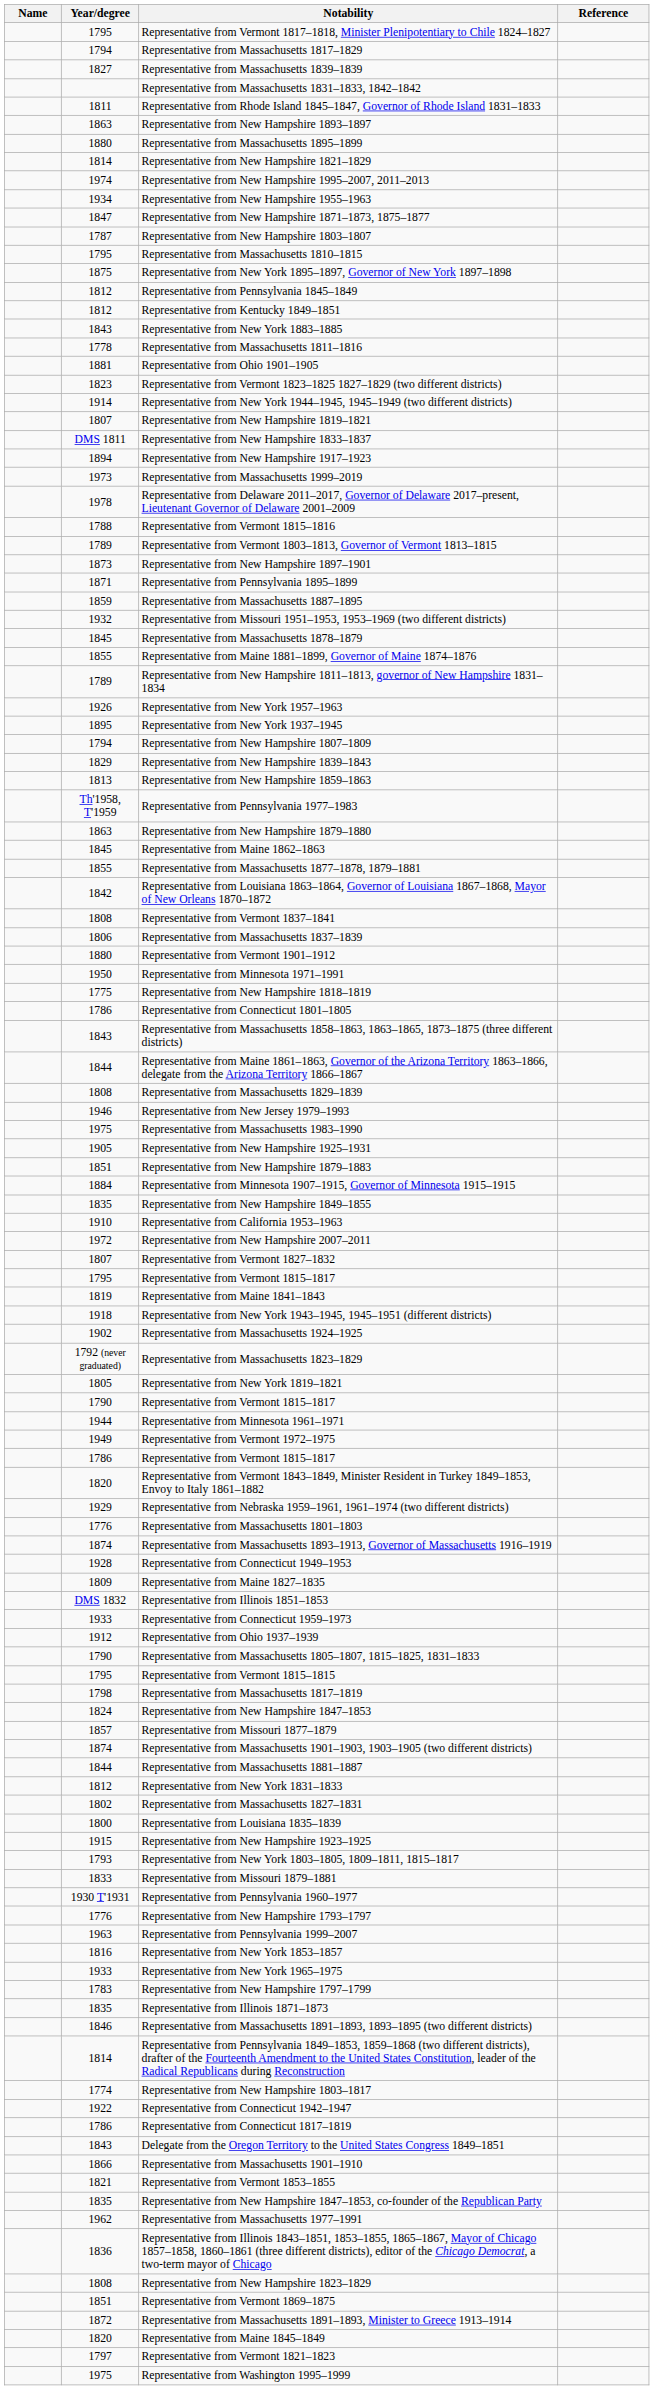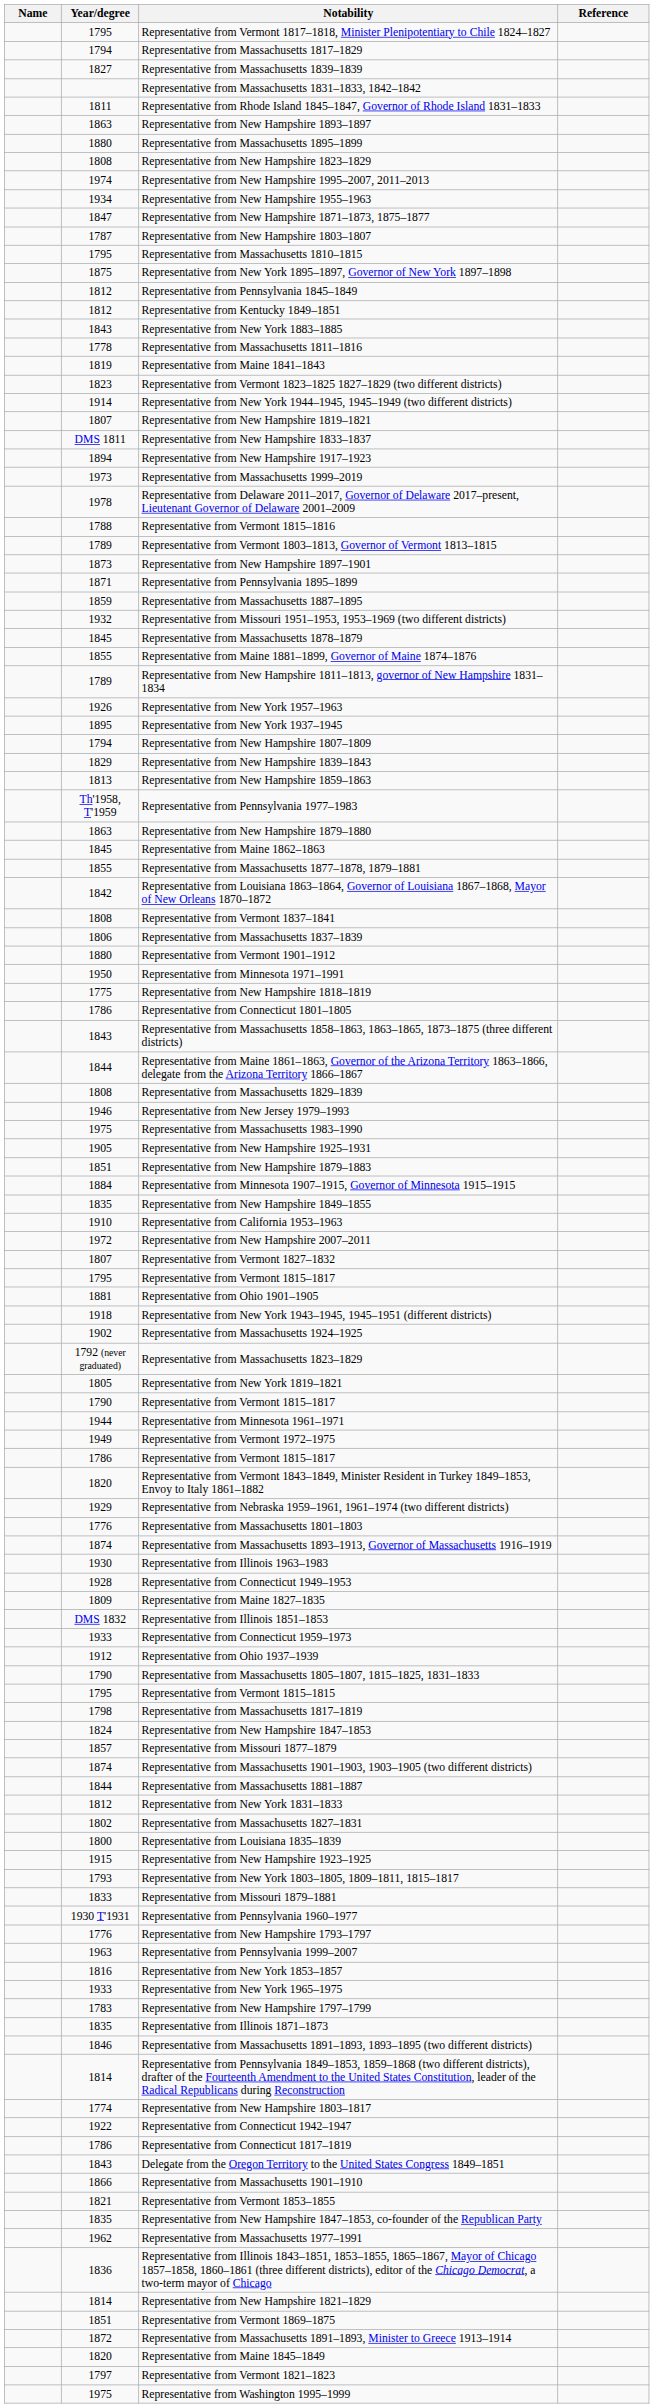rows swapped: (100, 2283) <-> (100, 161)
rows swapped: (100, 1296) <-> (100, 365)
+ row: (100, 1563)
